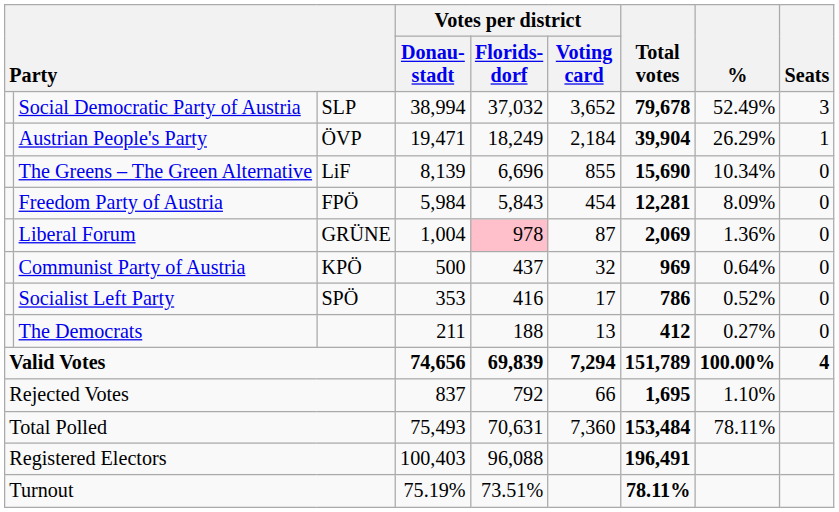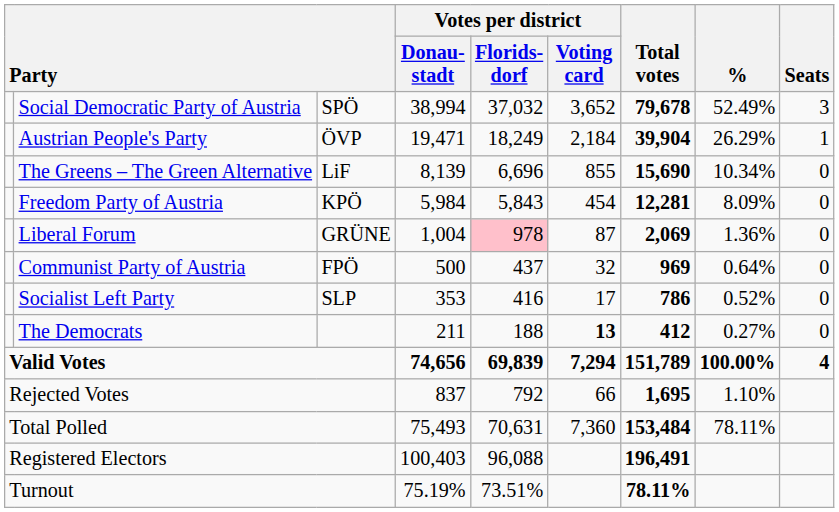(339, 107) SLP -> (340, 107) SPÖ
(340, 203) FPÖ -> (342, 203) KPÖ
(342, 266) KPÖ -> (340, 266) FPÖ
(340, 298) SPÖ -> (339, 298) SLP
(605, 330) normal -> (605, 330) bold
